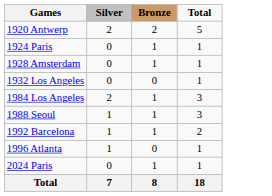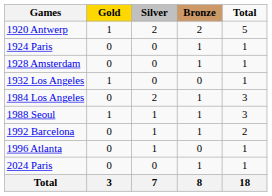+ column: (109, 13)
